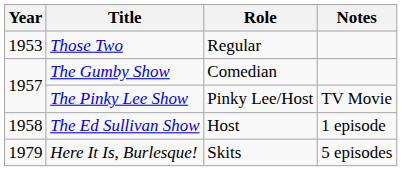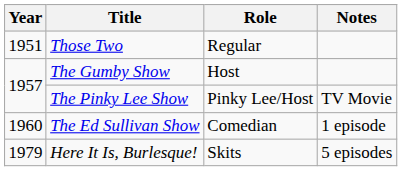(25, 44) 1953 -> (25, 44) 1951
(242, 71) Comedian -> (223, 71) Host
(25, 125) 1958 -> (25, 125) 1960
(223, 125) Host -> (242, 125) Comedian
